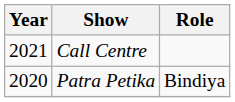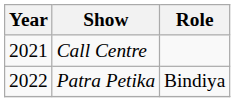(28, 81) 2020 -> (28, 81) 2022
